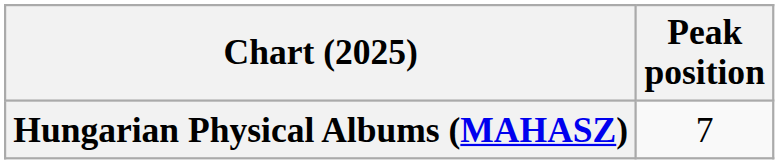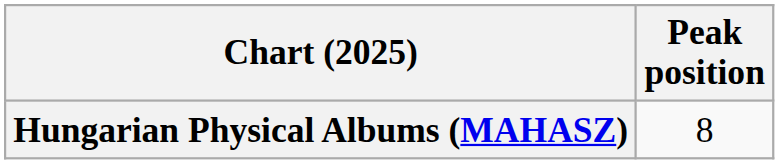(705, 128) 7 -> (705, 128) 8
